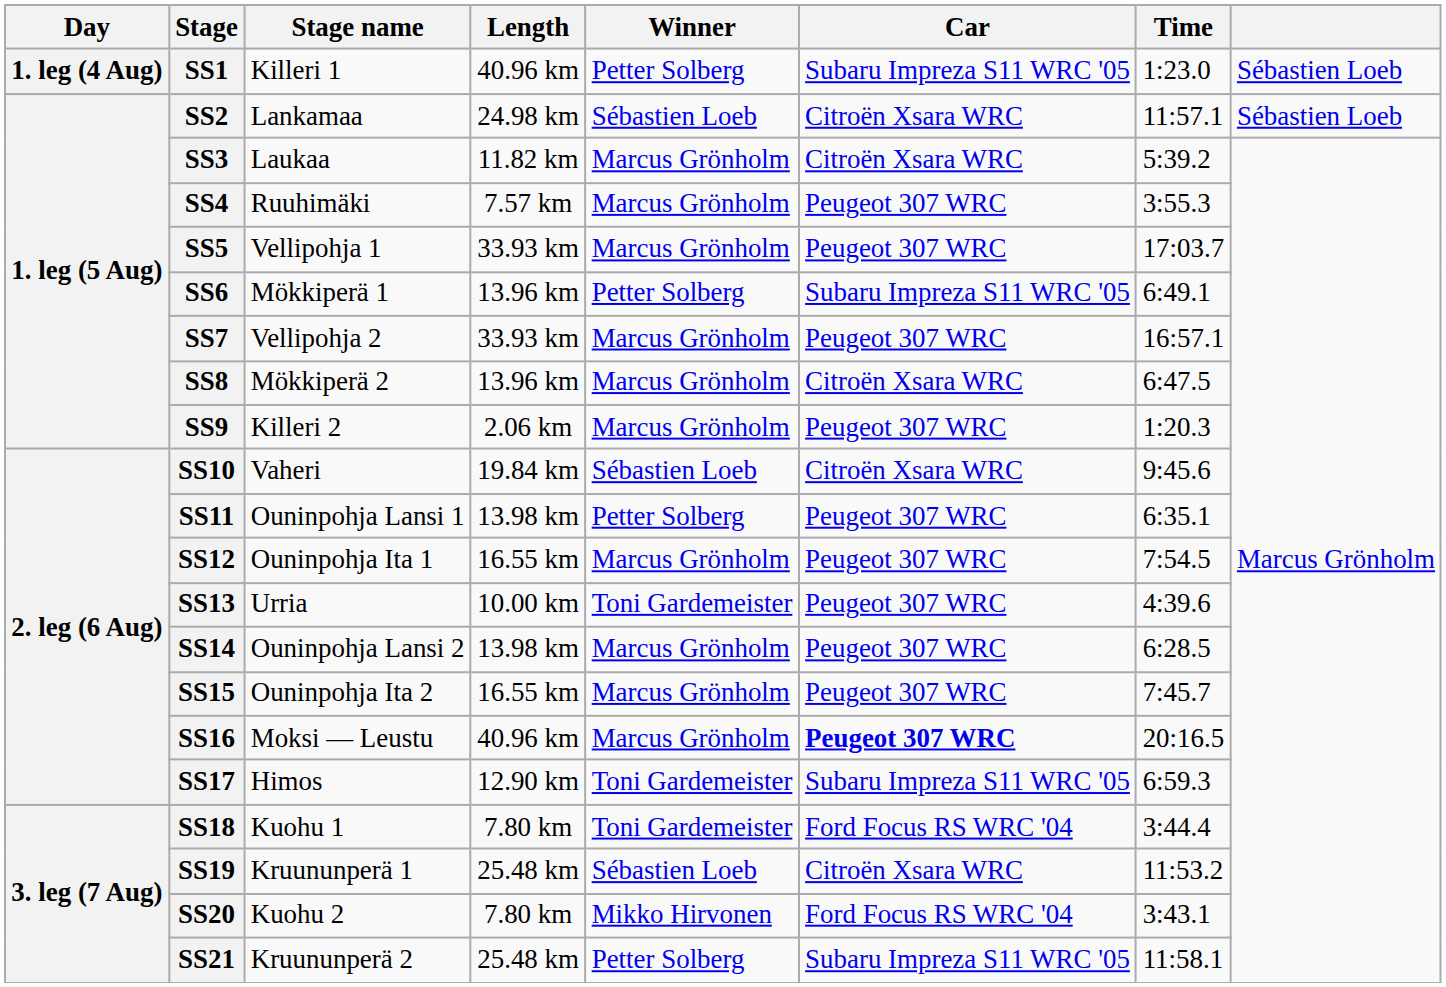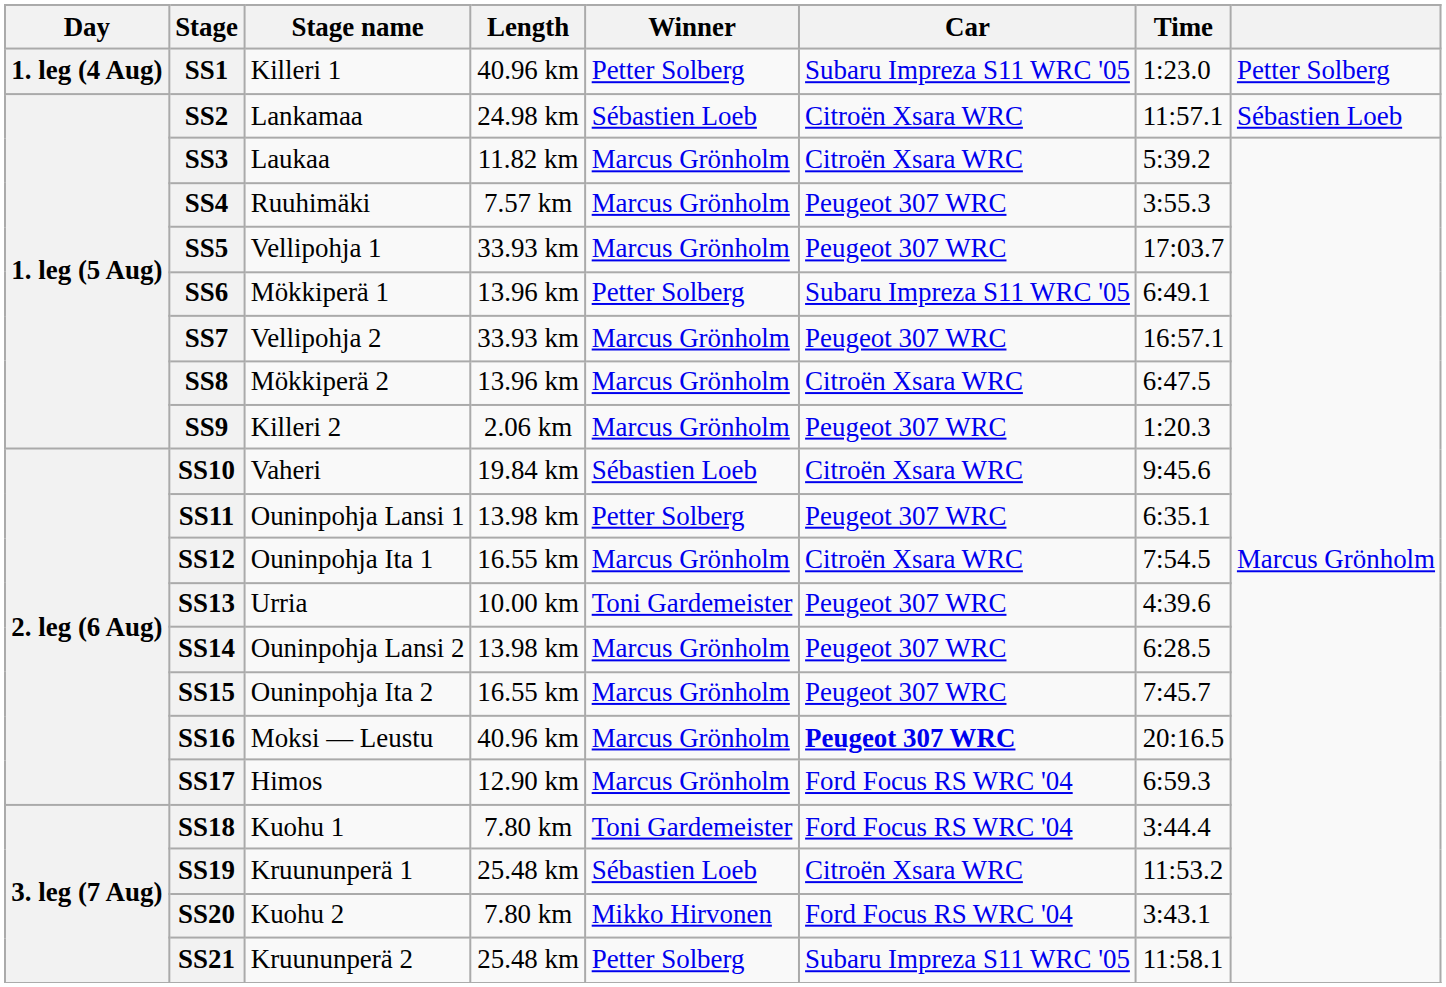(1320, 70) Sébastien Loeb -> (1313, 70) Petter Solberg
(906, 559) Peugeot 307 WRC -> (914, 559) Citroën Xsara WRC
(692, 781) Toni Gardemeister -> (691, 781) Marcus Grönholm
(968, 781) Subaru Impreza S11 WRC '05 -> (939, 781) Ford Focus RS WRC '04
